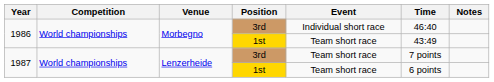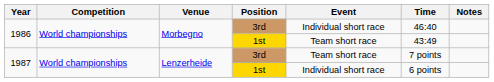(343, 70) Team short race -> (343, 70) Individual short race
